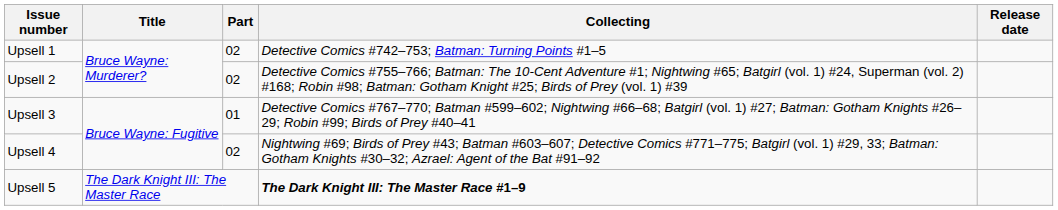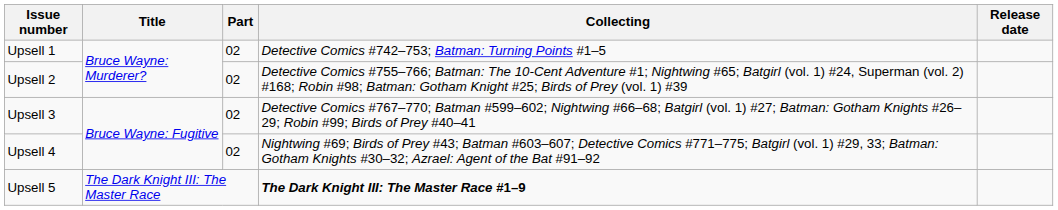(233, 115) 01 -> (233, 115) 02
